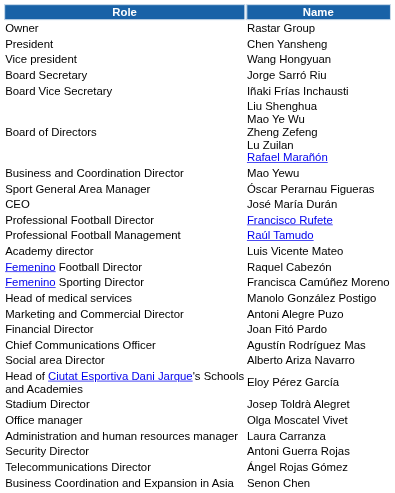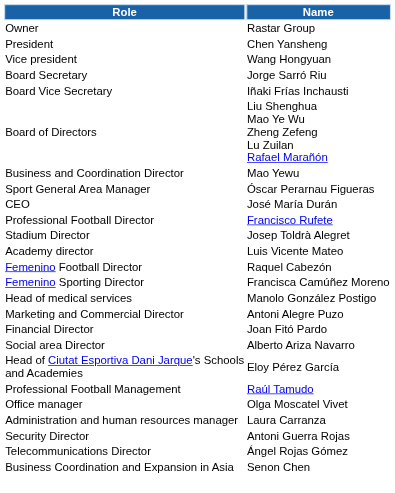rows swapped: (93, 236) <-> (47, 405)
- row: (80, 345)
